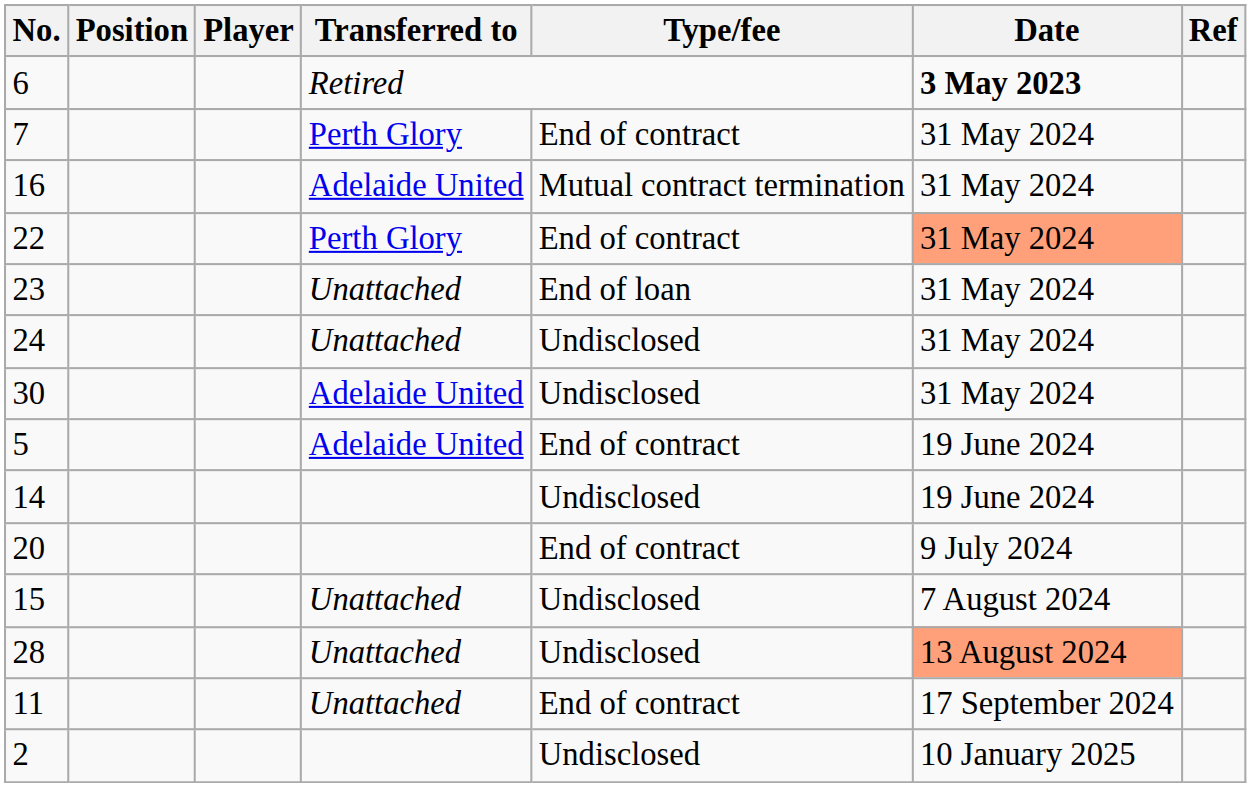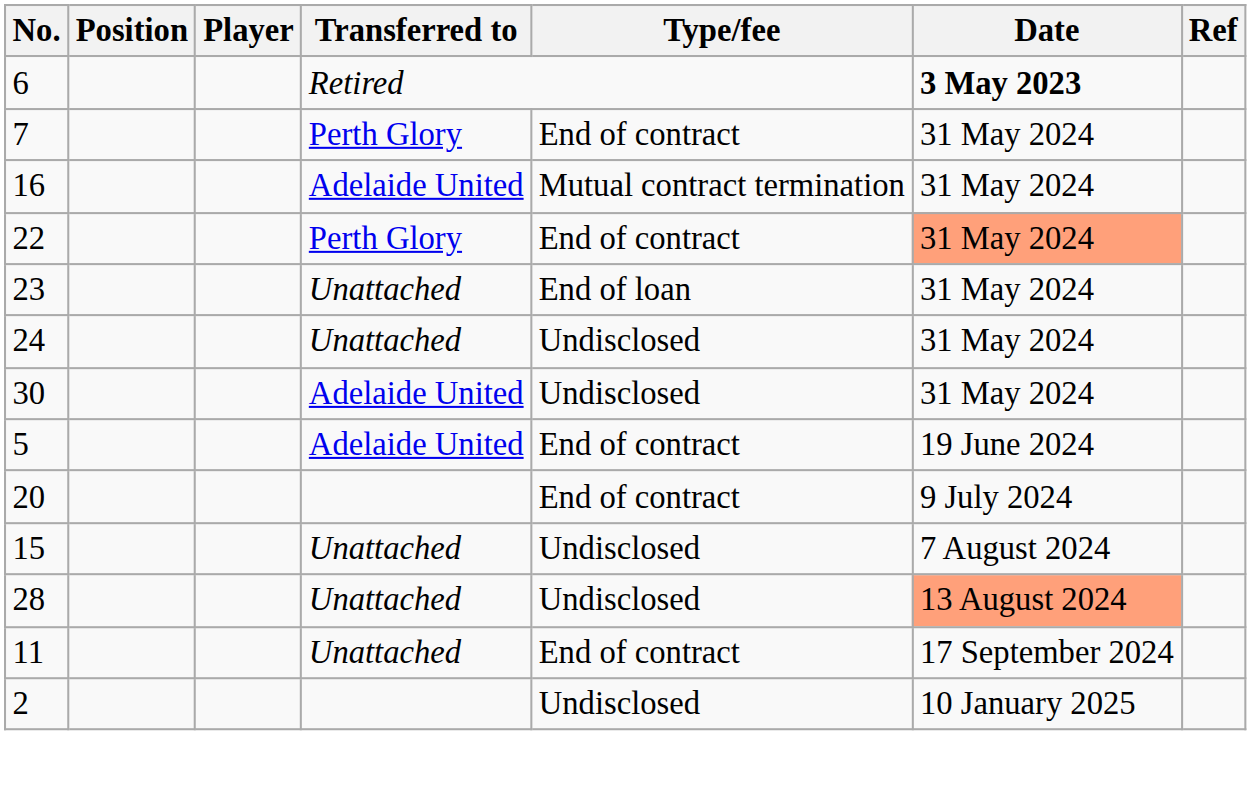- row: (29, 496)
